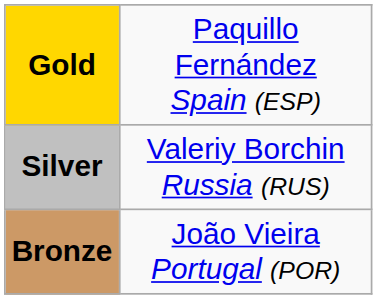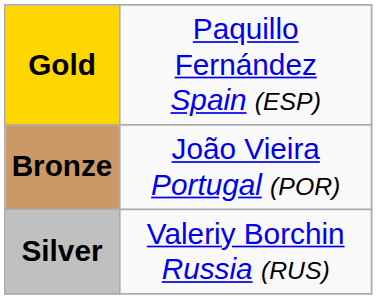rows swapped: (62, 166) <-> (62, 250)
